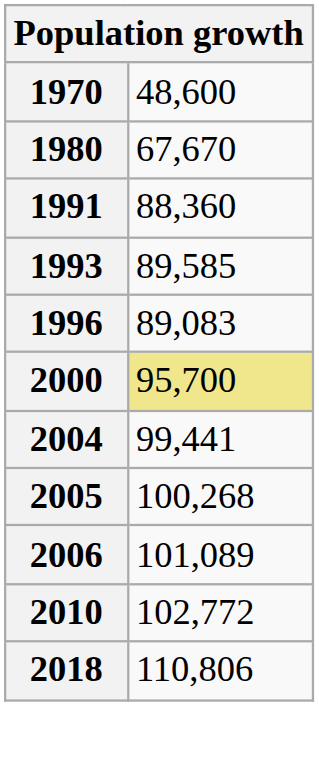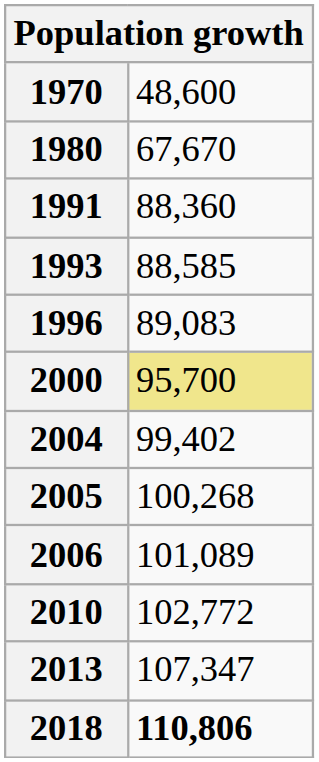(186, 264) 89,585 -> (186, 264) 88,585
(186, 438) 99,441 -> (186, 438) 99,402
+ row: (66, 669)
(195, 669) normal -> (194, 727) bold
